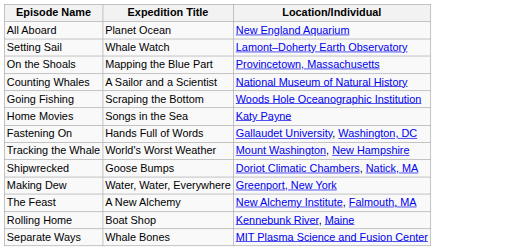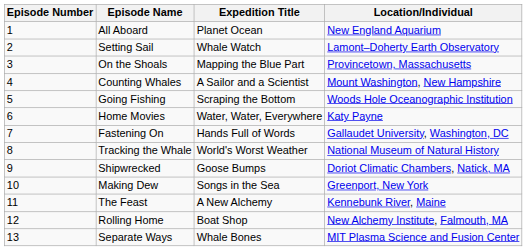+ column: (50, 13)
(322, 82) National Museum of Natural History -> (414, 82) Mount Washington, New Hampshire
(147, 116) Songs in the Sea -> (259, 116) Water, Water, Everywhere
(323, 151) Mount Washington, New Hampshire -> (413, 151) National Museum of Natural History
(168, 185) Water, Water, Everywhere -> (238, 185) Songs in the Sea
(326, 202) New Alchemy Institute, Falmouth, MA -> (387, 202) Kennebunk River, Maine
(295, 220) Kennebunk River, Maine -> (418, 220) New Alchemy Institute, Falmouth, MA
